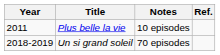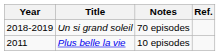rows swapped: (92, 27) <-> (95, 43)
